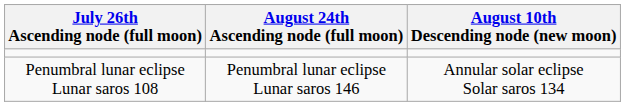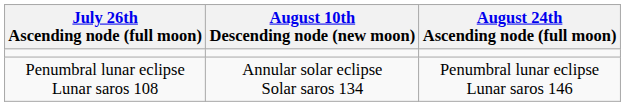columns swapped: (514, 26) <-> (306, 26)
